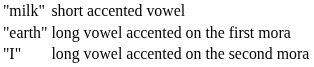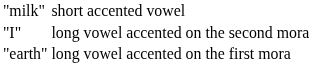rows swapped: (171, 32) <-> (180, 54)
